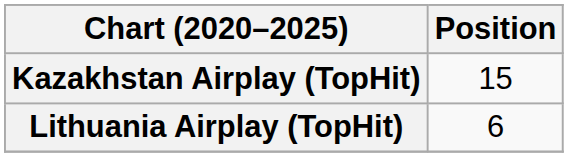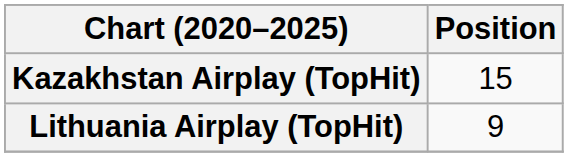(496, 126) 6 -> (496, 126) 9
